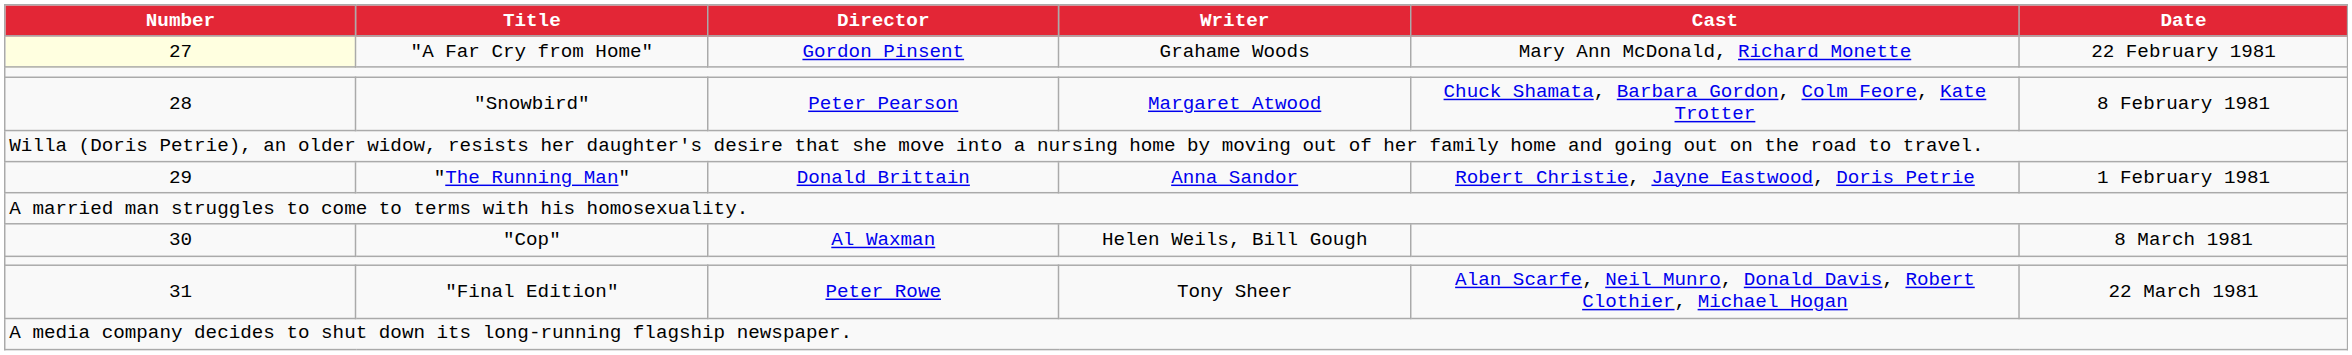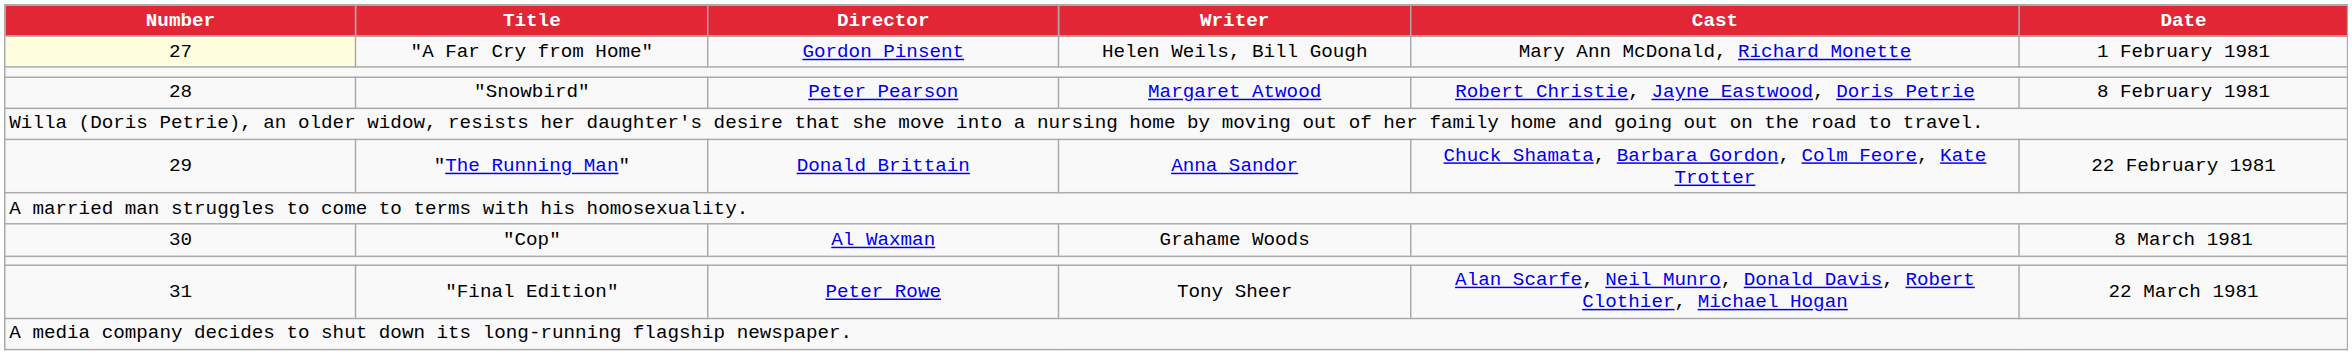(1235, 52) Grahame Woods -> (1235, 52) Helen Weils, Bill Gough
(2184, 52) 22 February 1981 -> (2184, 52) 1 February 1981
(1715, 103) Chuck Shamata, Barbara Gordon, Colm Feore, Kate Trotter -> (1715, 92) Robert Christie, Jayne Eastwood, Doris Petrie
(1715, 177) Robert Christie, Jayne Eastwood, Doris Petrie -> (1715, 166) Chuck Shamata, Barbara Gordon, Colm Feore, Kate Trotter
(2184, 177) 1 February 1981 -> (2184, 166) 22 February 1981
(1235, 240) Helen Weils, Bill Gough -> (1235, 240) Grahame Woods
